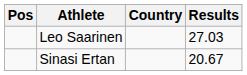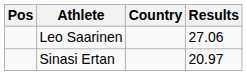(206, 37) 27.03 -> (206, 37) 27.06
(206, 59) 20.67 -> (206, 59) 20.97
